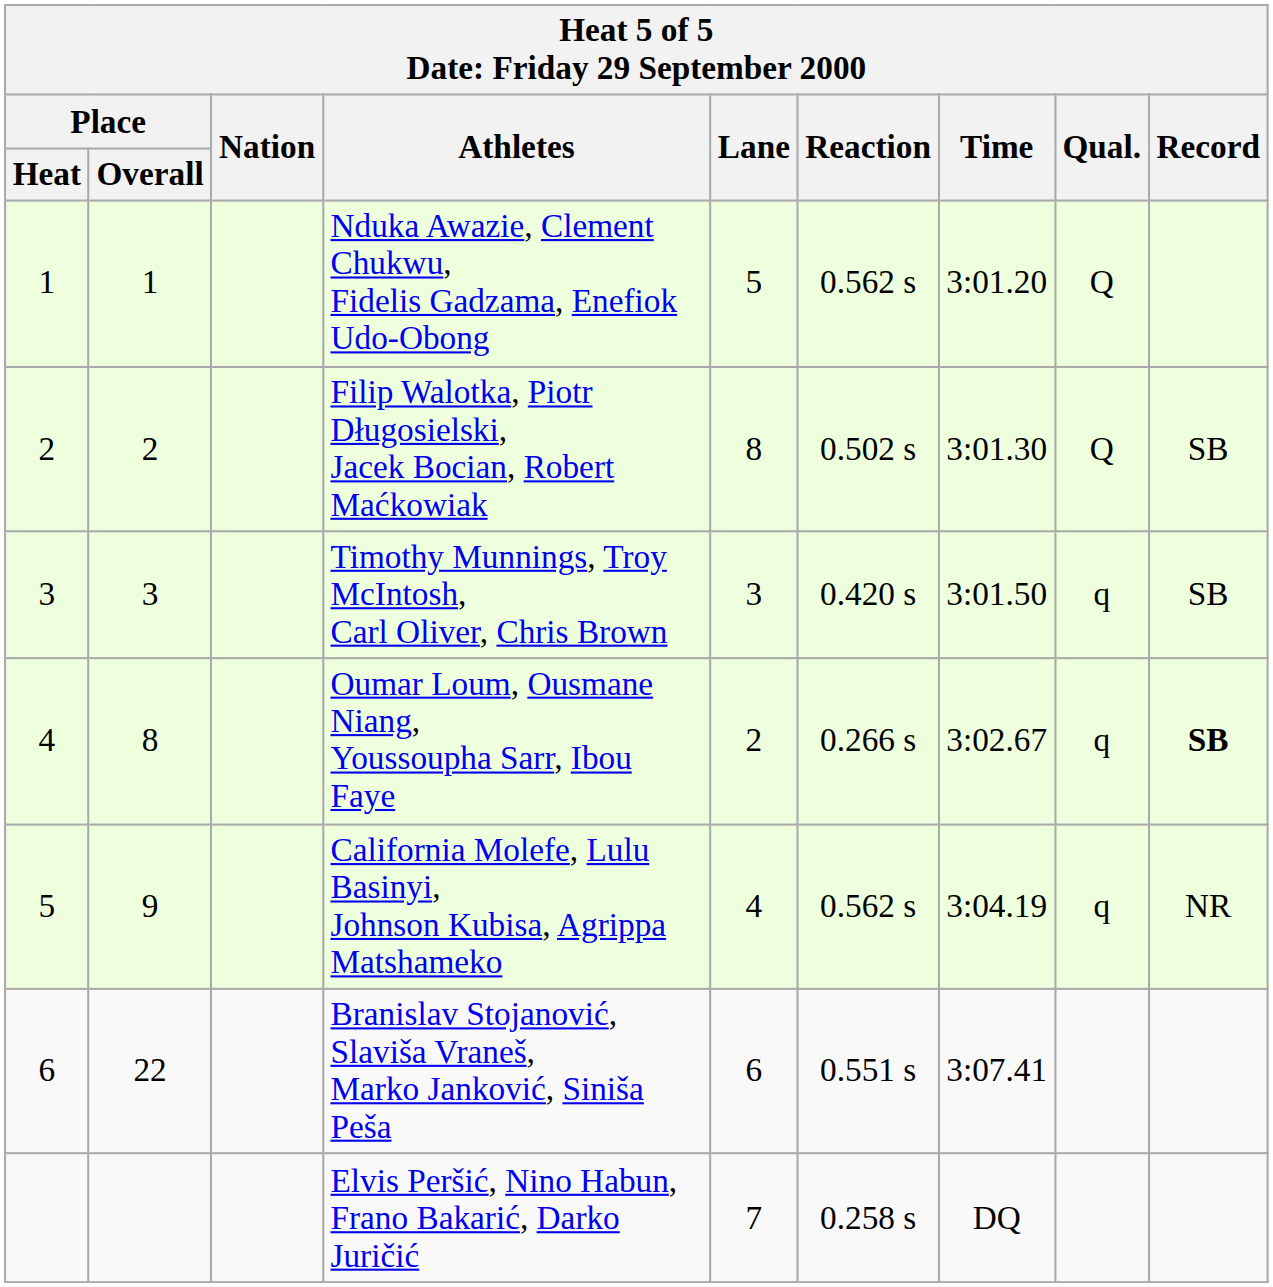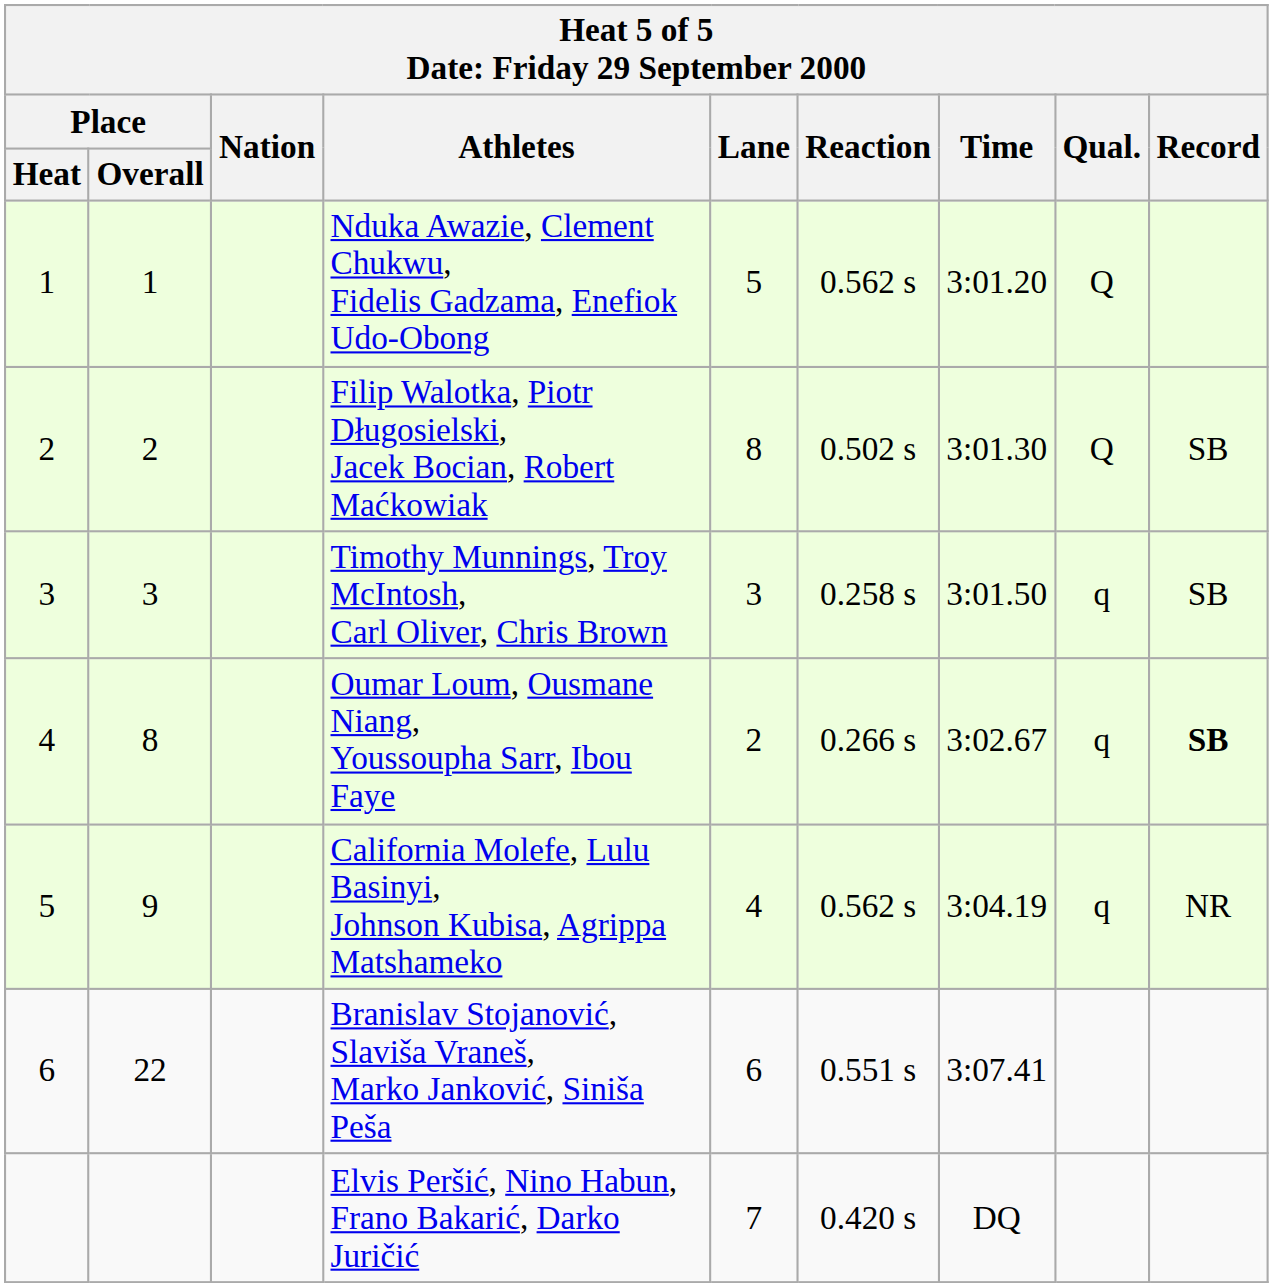(868, 594) 0.420 s -> (868, 594) 0.258 s
(868, 1217) 0.258 s -> (868, 1217) 0.420 s
